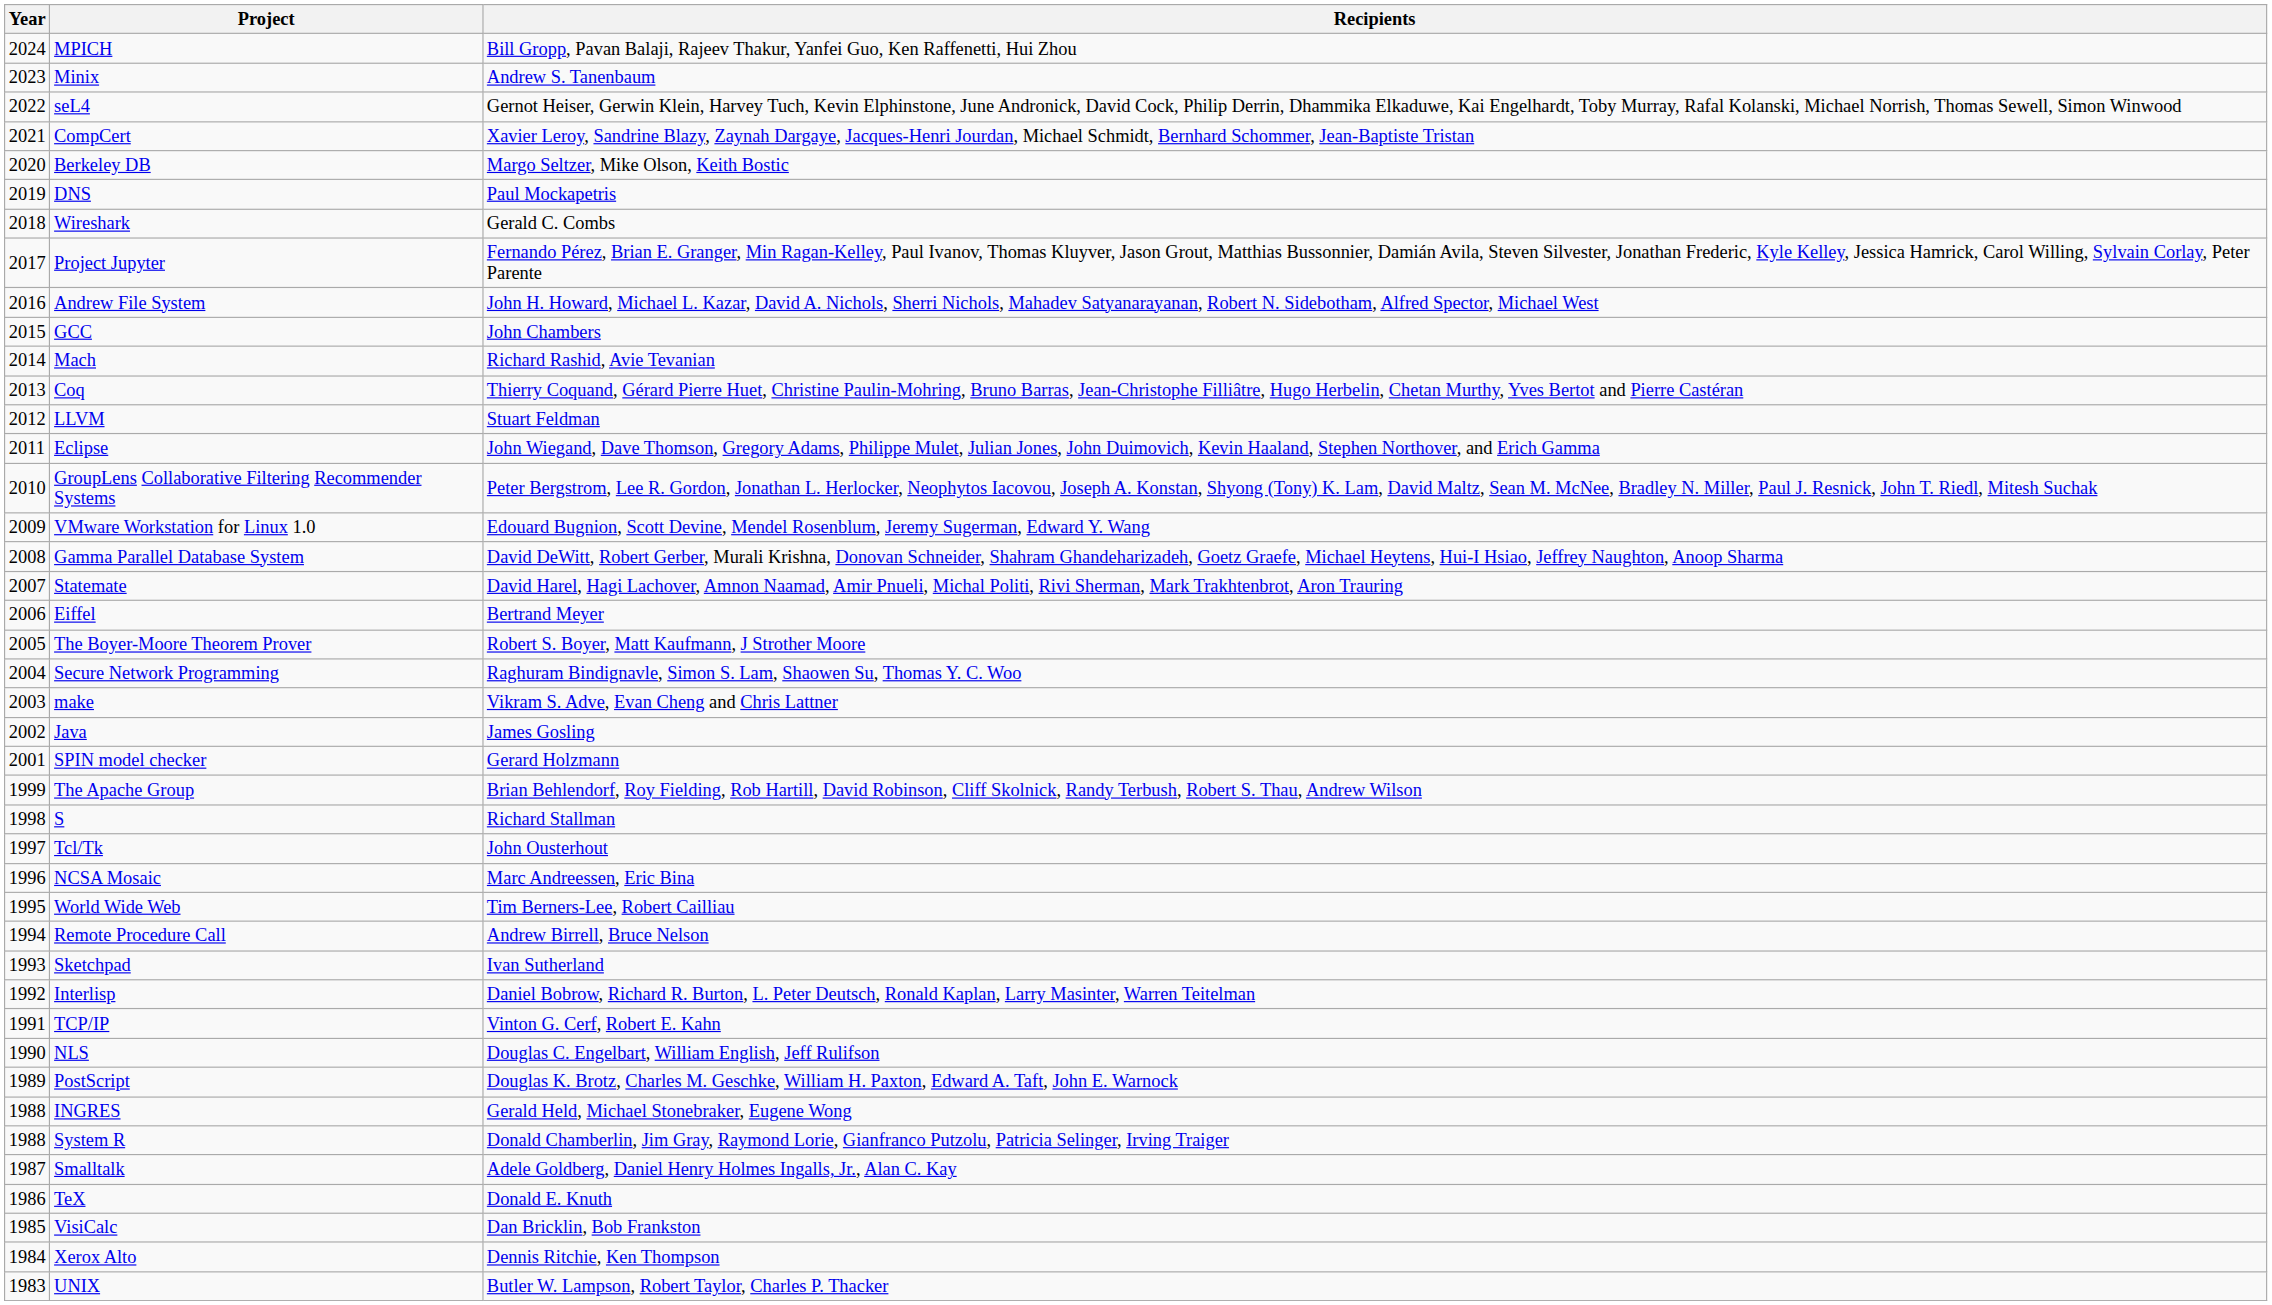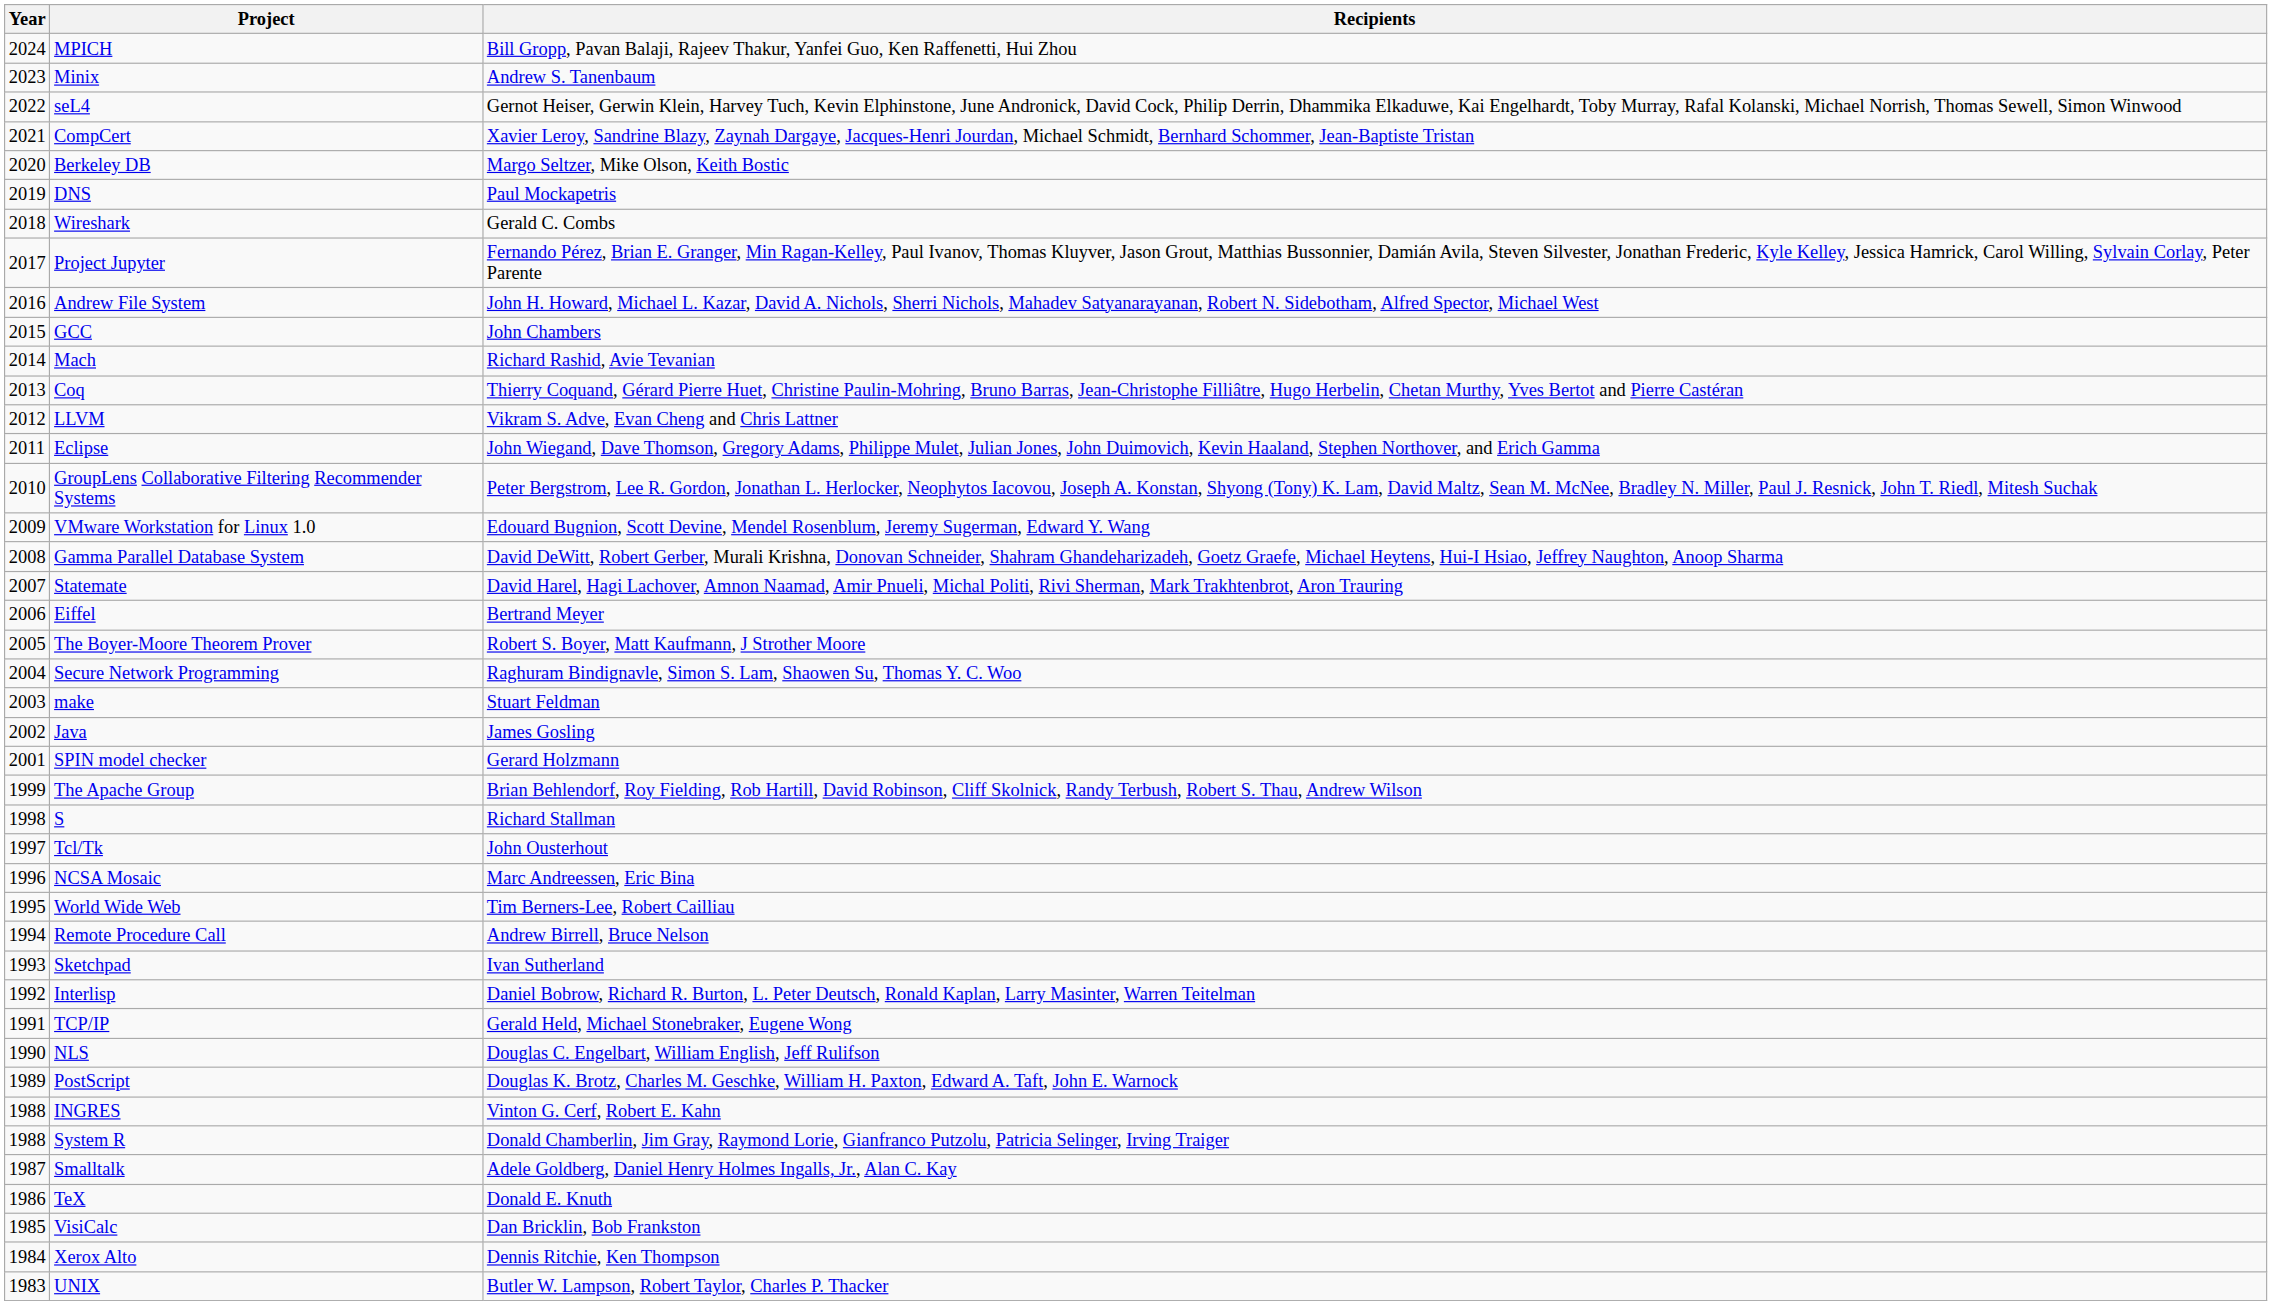(543, 419) Stuart Feldman -> (662, 419) Vikram S. Adve, Evan Cheng and Chris Lattner
(662, 702) Vikram S. Adve, Evan Cheng and Chris Lattner -> (543, 702) Stuart Feldman
(604, 1023) Vinton G. Cerf, Robert E. Kahn -> (669, 1023) Gerald Held, Michael Stonebraker, Eugene Wong
(669, 1111) Gerald Held, Michael Stonebraker, Eugene Wong -> (604, 1111) Vinton G. Cerf, Robert E. Kahn
